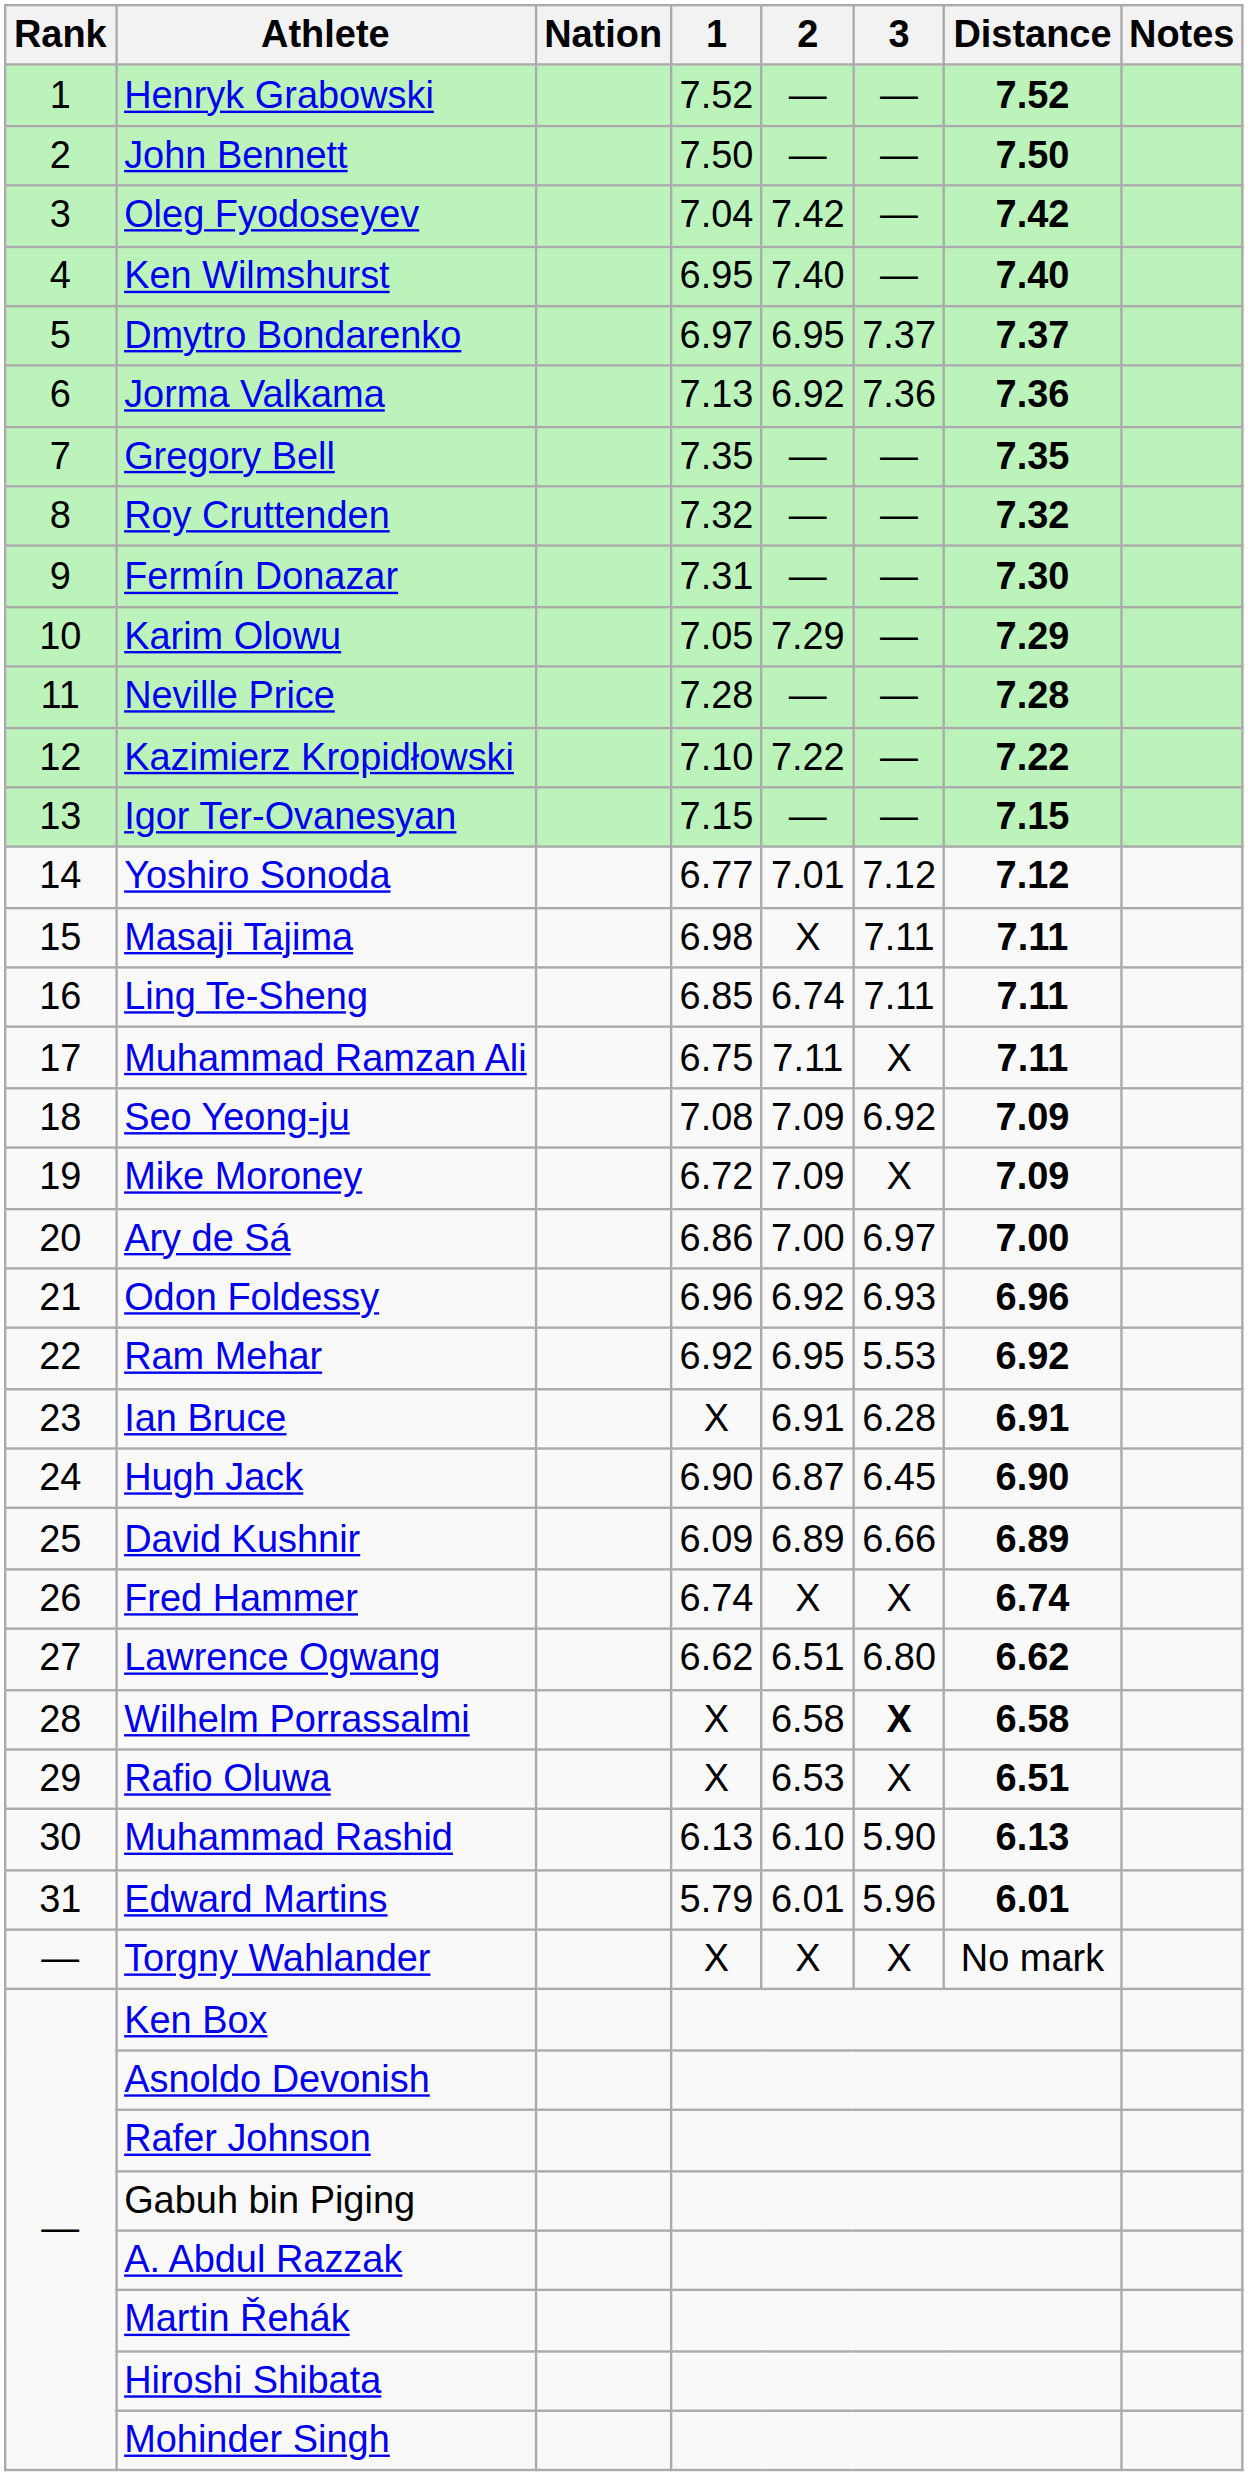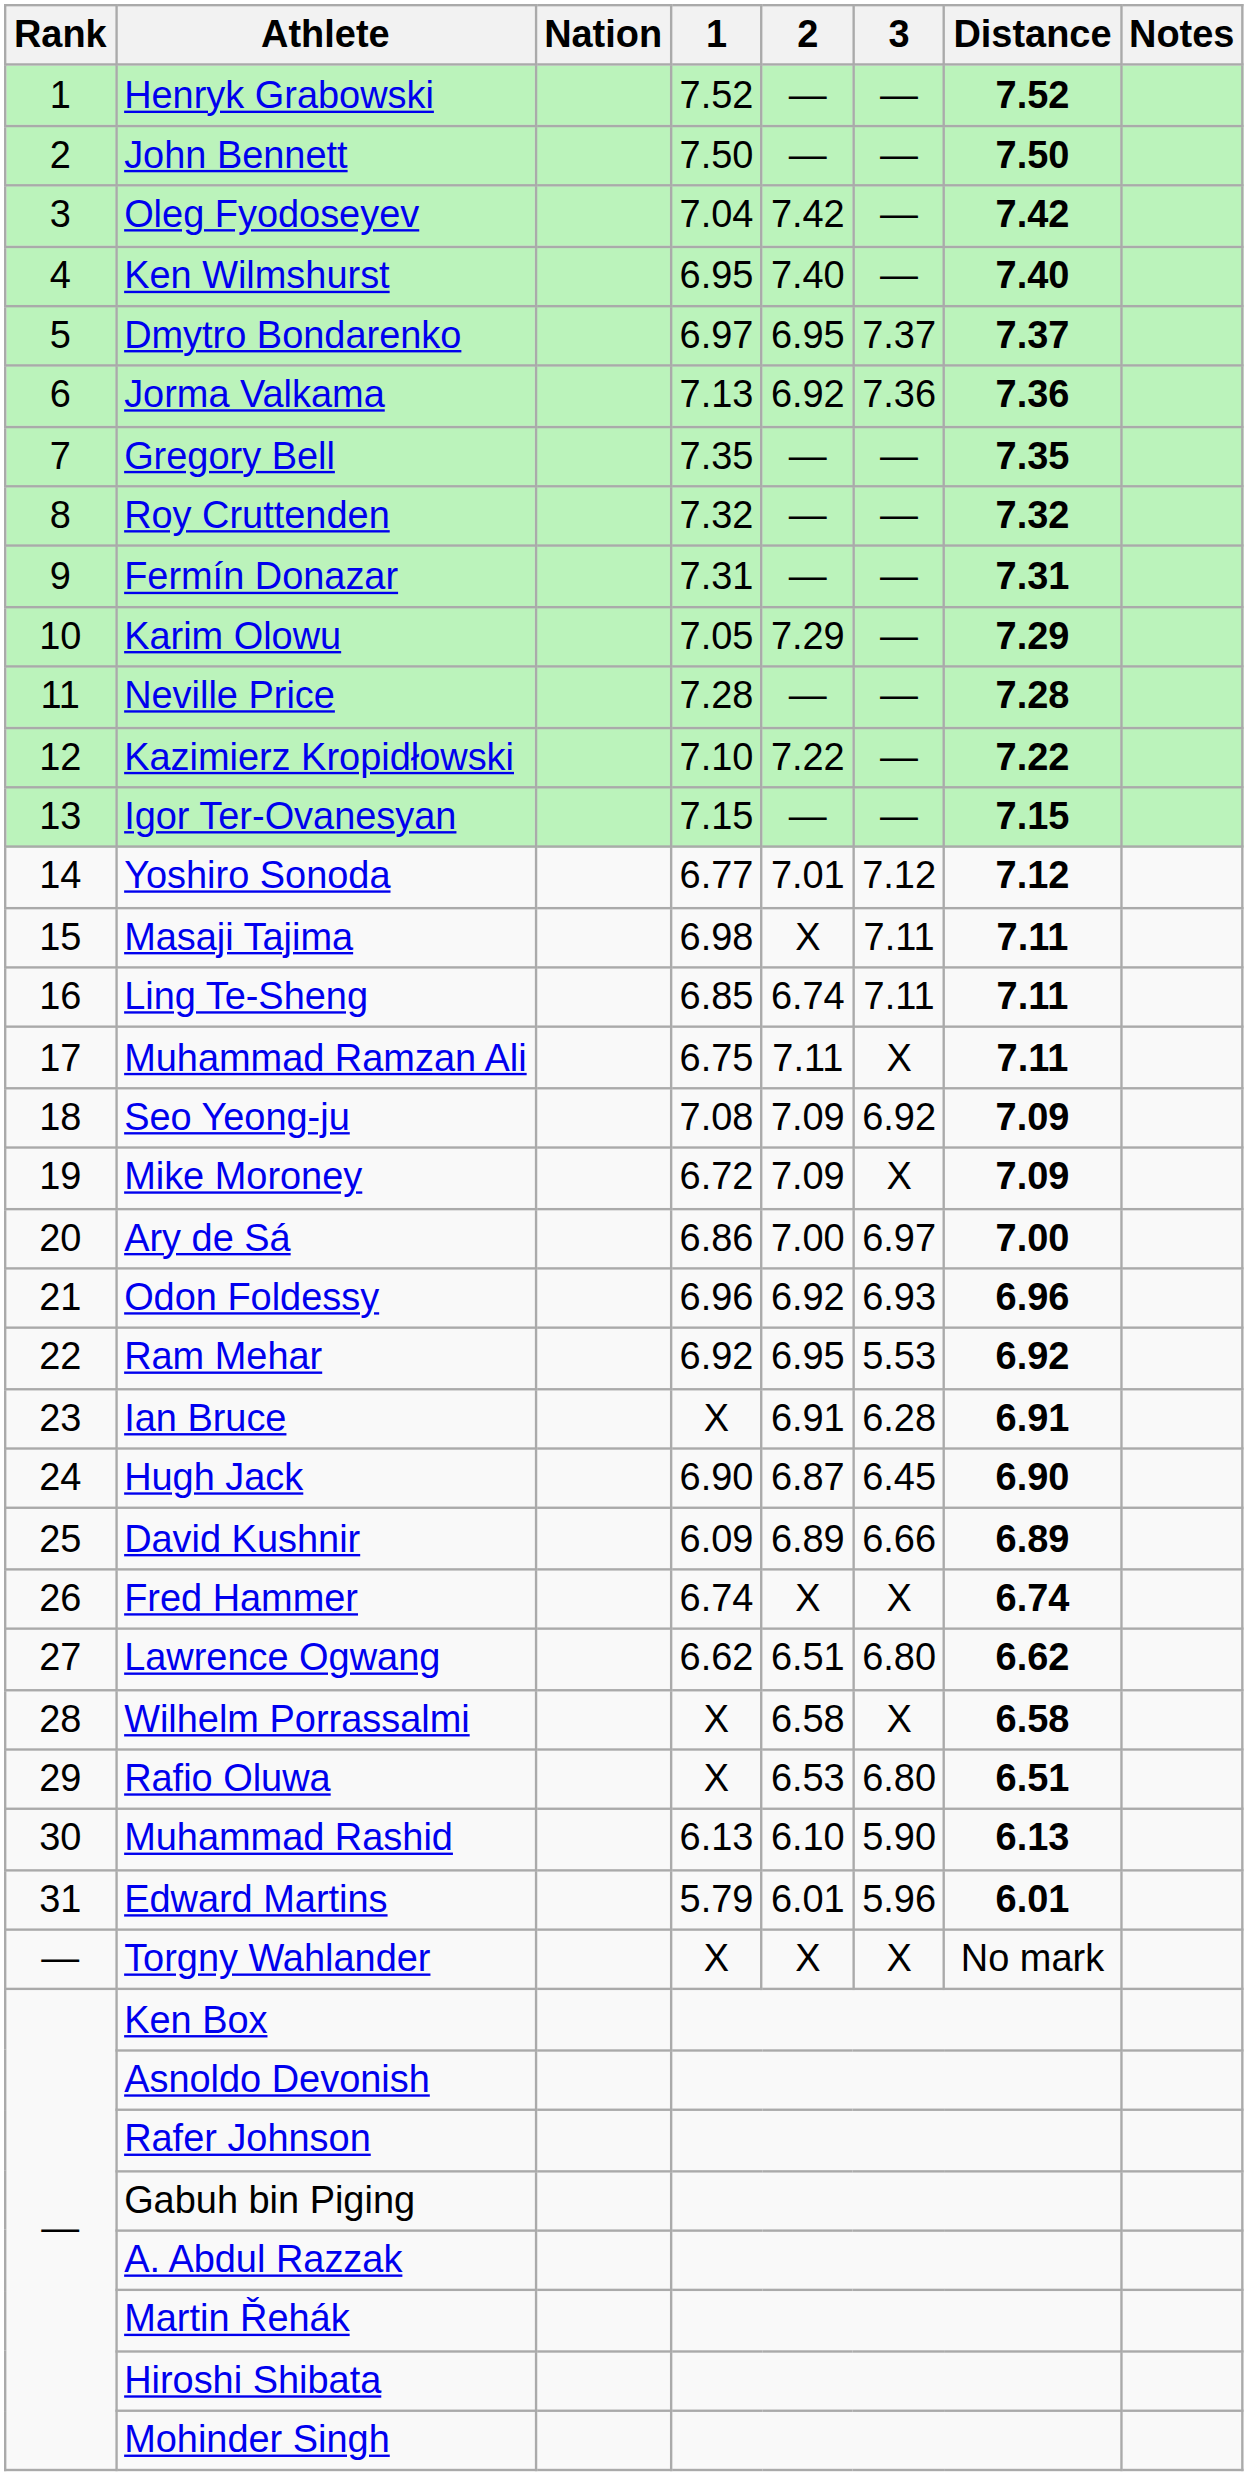(1032, 575) 7.30 -> (1032, 575) 7.31
(899, 1718) bold -> (899, 1718) normal
(899, 1778) X -> (899, 1778) 6.80
